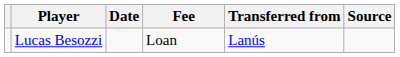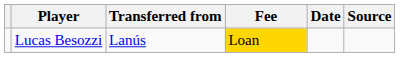columns swapped: (284, 16) <-> (124, 16)
(162, 40) no background -> (244, 40) gold background
